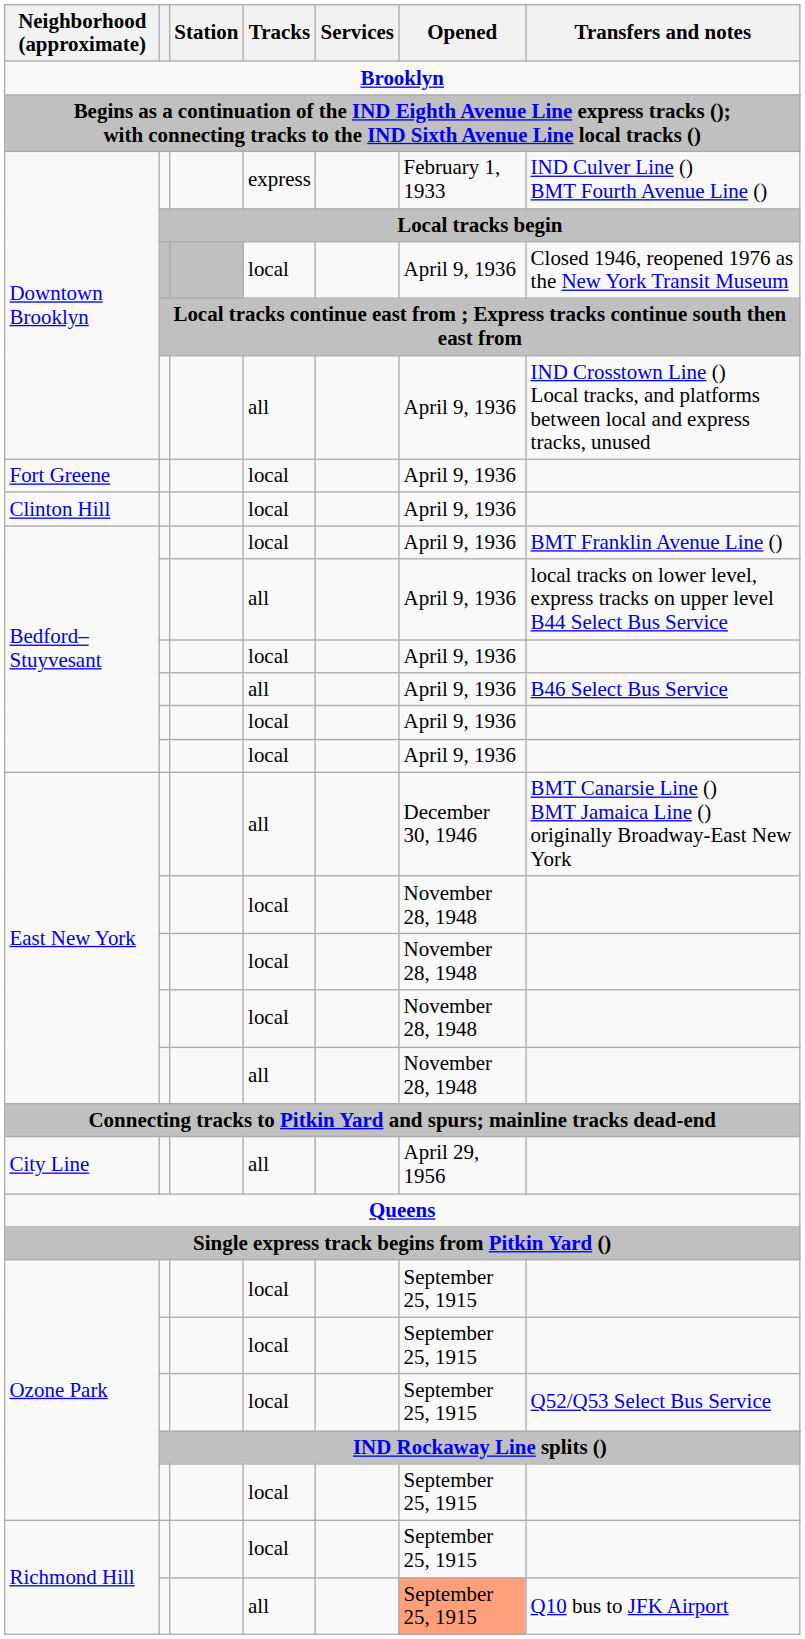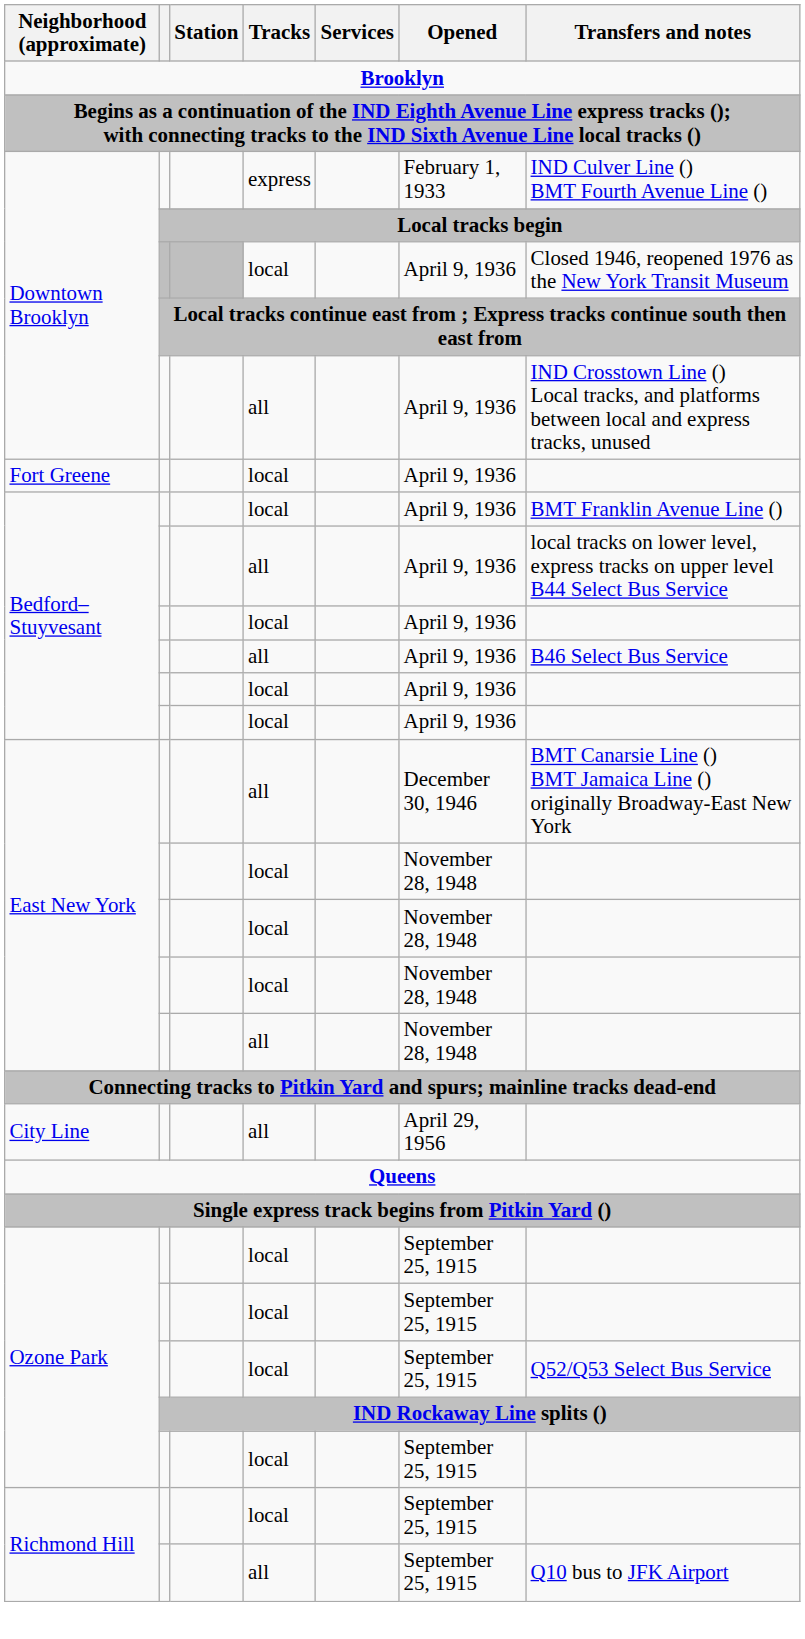- row: (60, 508)
(448, 1605) lightsalmon background -> (448, 1572) no background
